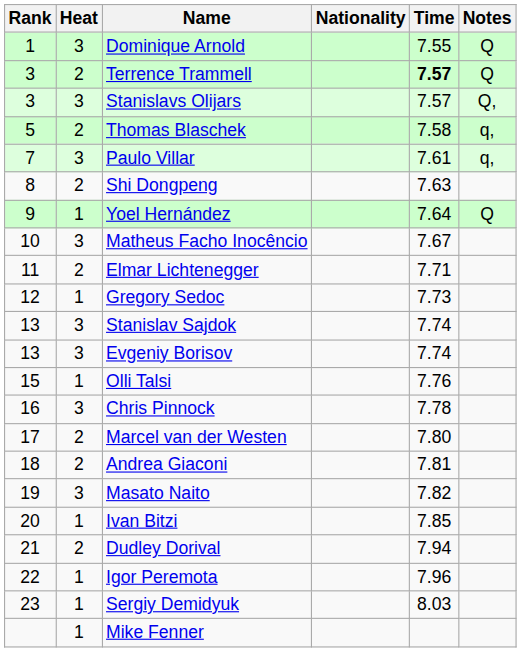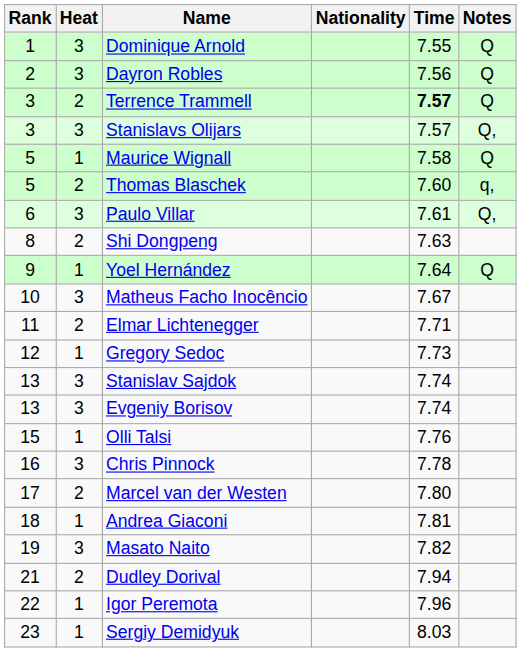+ row: (164, 74)
+ row: (169, 158)
(434, 130) 7.58 -> (434, 185) 7.60
(30, 158) 7 -> (30, 213) 6
(487, 158) q, -> (487, 213) Q,
(79, 465) 2 -> (79, 520) 1
- row: (142, 520)
- row: (155, 632)
